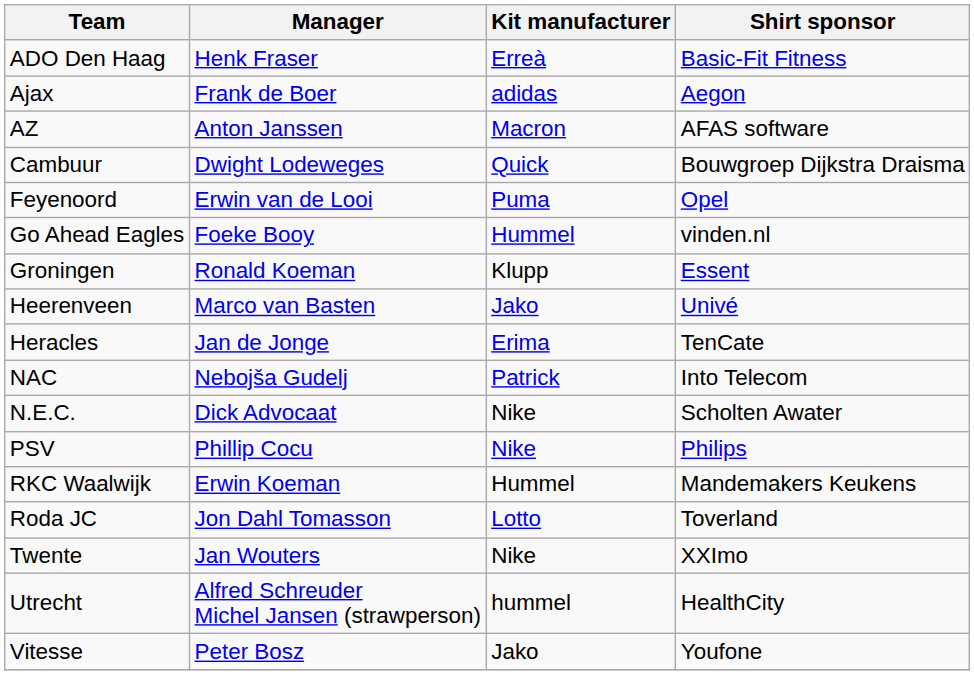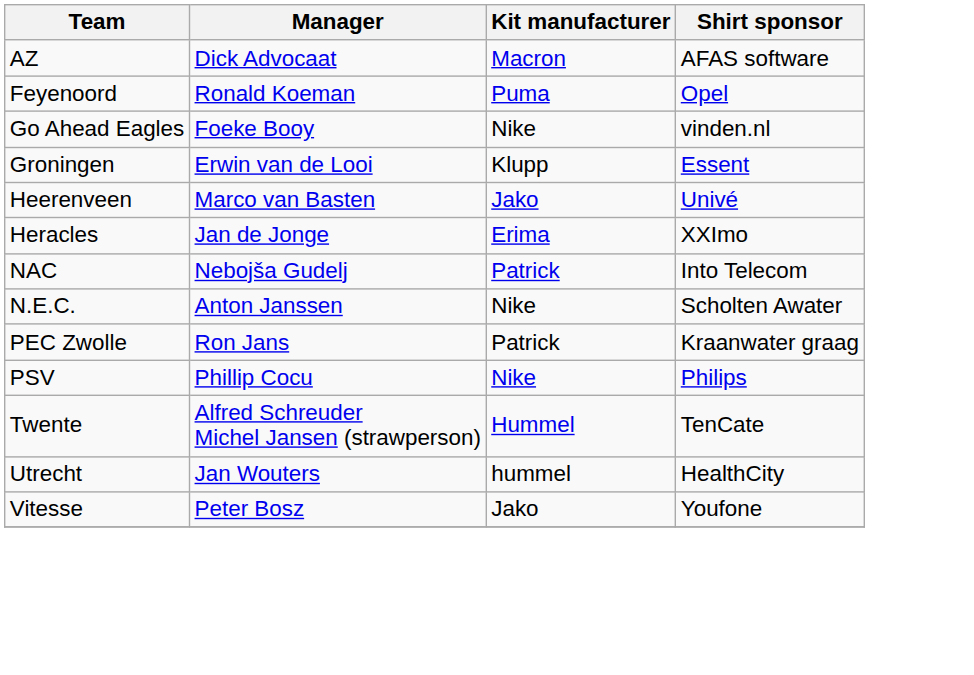- row: (88, 57)
- row: (32, 93)
(269, 128) Anton Janssen -> (266, 57) Dick Advocaat
- row: (56, 164)
(284, 199) Erwin van de Looi -> (275, 93) Ronald Koeman
(533, 235) Hummel -> (514, 128) Nike
(275, 270) Ronald Koeman -> (284, 164) Erwin van de Looi
(723, 341) TenCate -> (714, 235) XXImo
(266, 413) Dick Advocaat -> (269, 306) Anton Janssen
+ row: (68, 341)
- row: (80, 484)
- row: (53, 519)
(257, 555) Jan Wouters -> (338, 425) Alfred Schreuder Michel Jansen (strawperson)
(514, 555) Nike -> (533, 425) Hummel
(714, 555) XXImo -> (723, 425) TenCate
(338, 603) Alfred Schreuder Michel Jansen (strawperson) -> (257, 473) Jan Wouters
